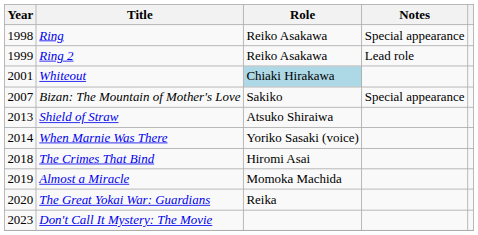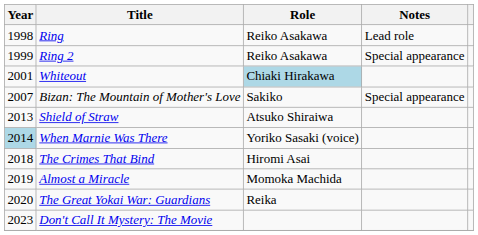(415, 35) Special appearance -> (389, 35) Lead role
(389, 55) Lead role -> (415, 55) Special appearance
(20, 138) no background -> (20, 138) lightblue background
